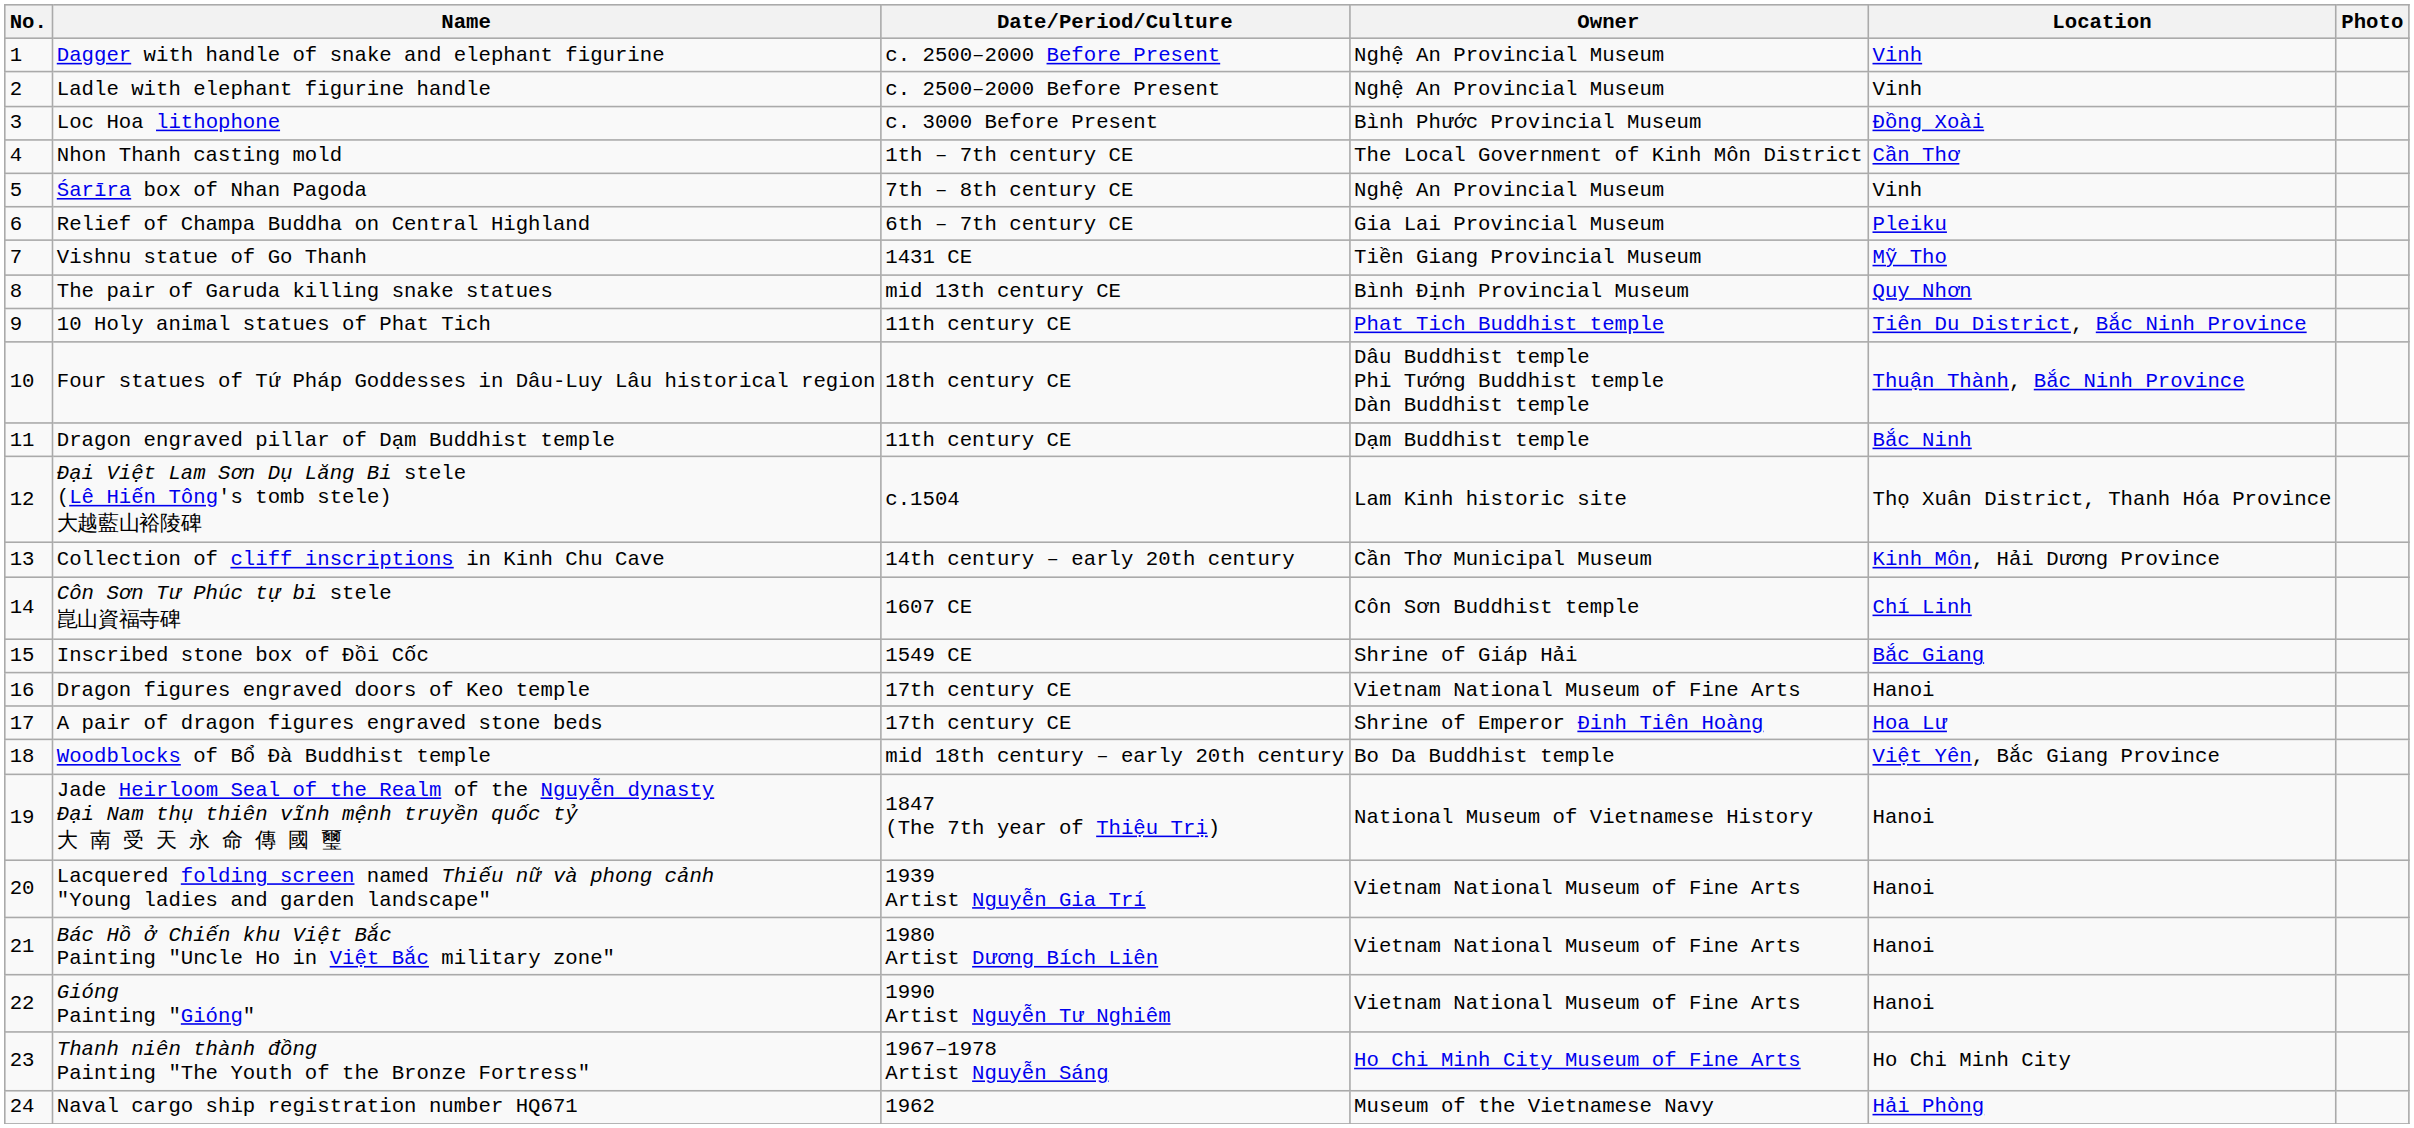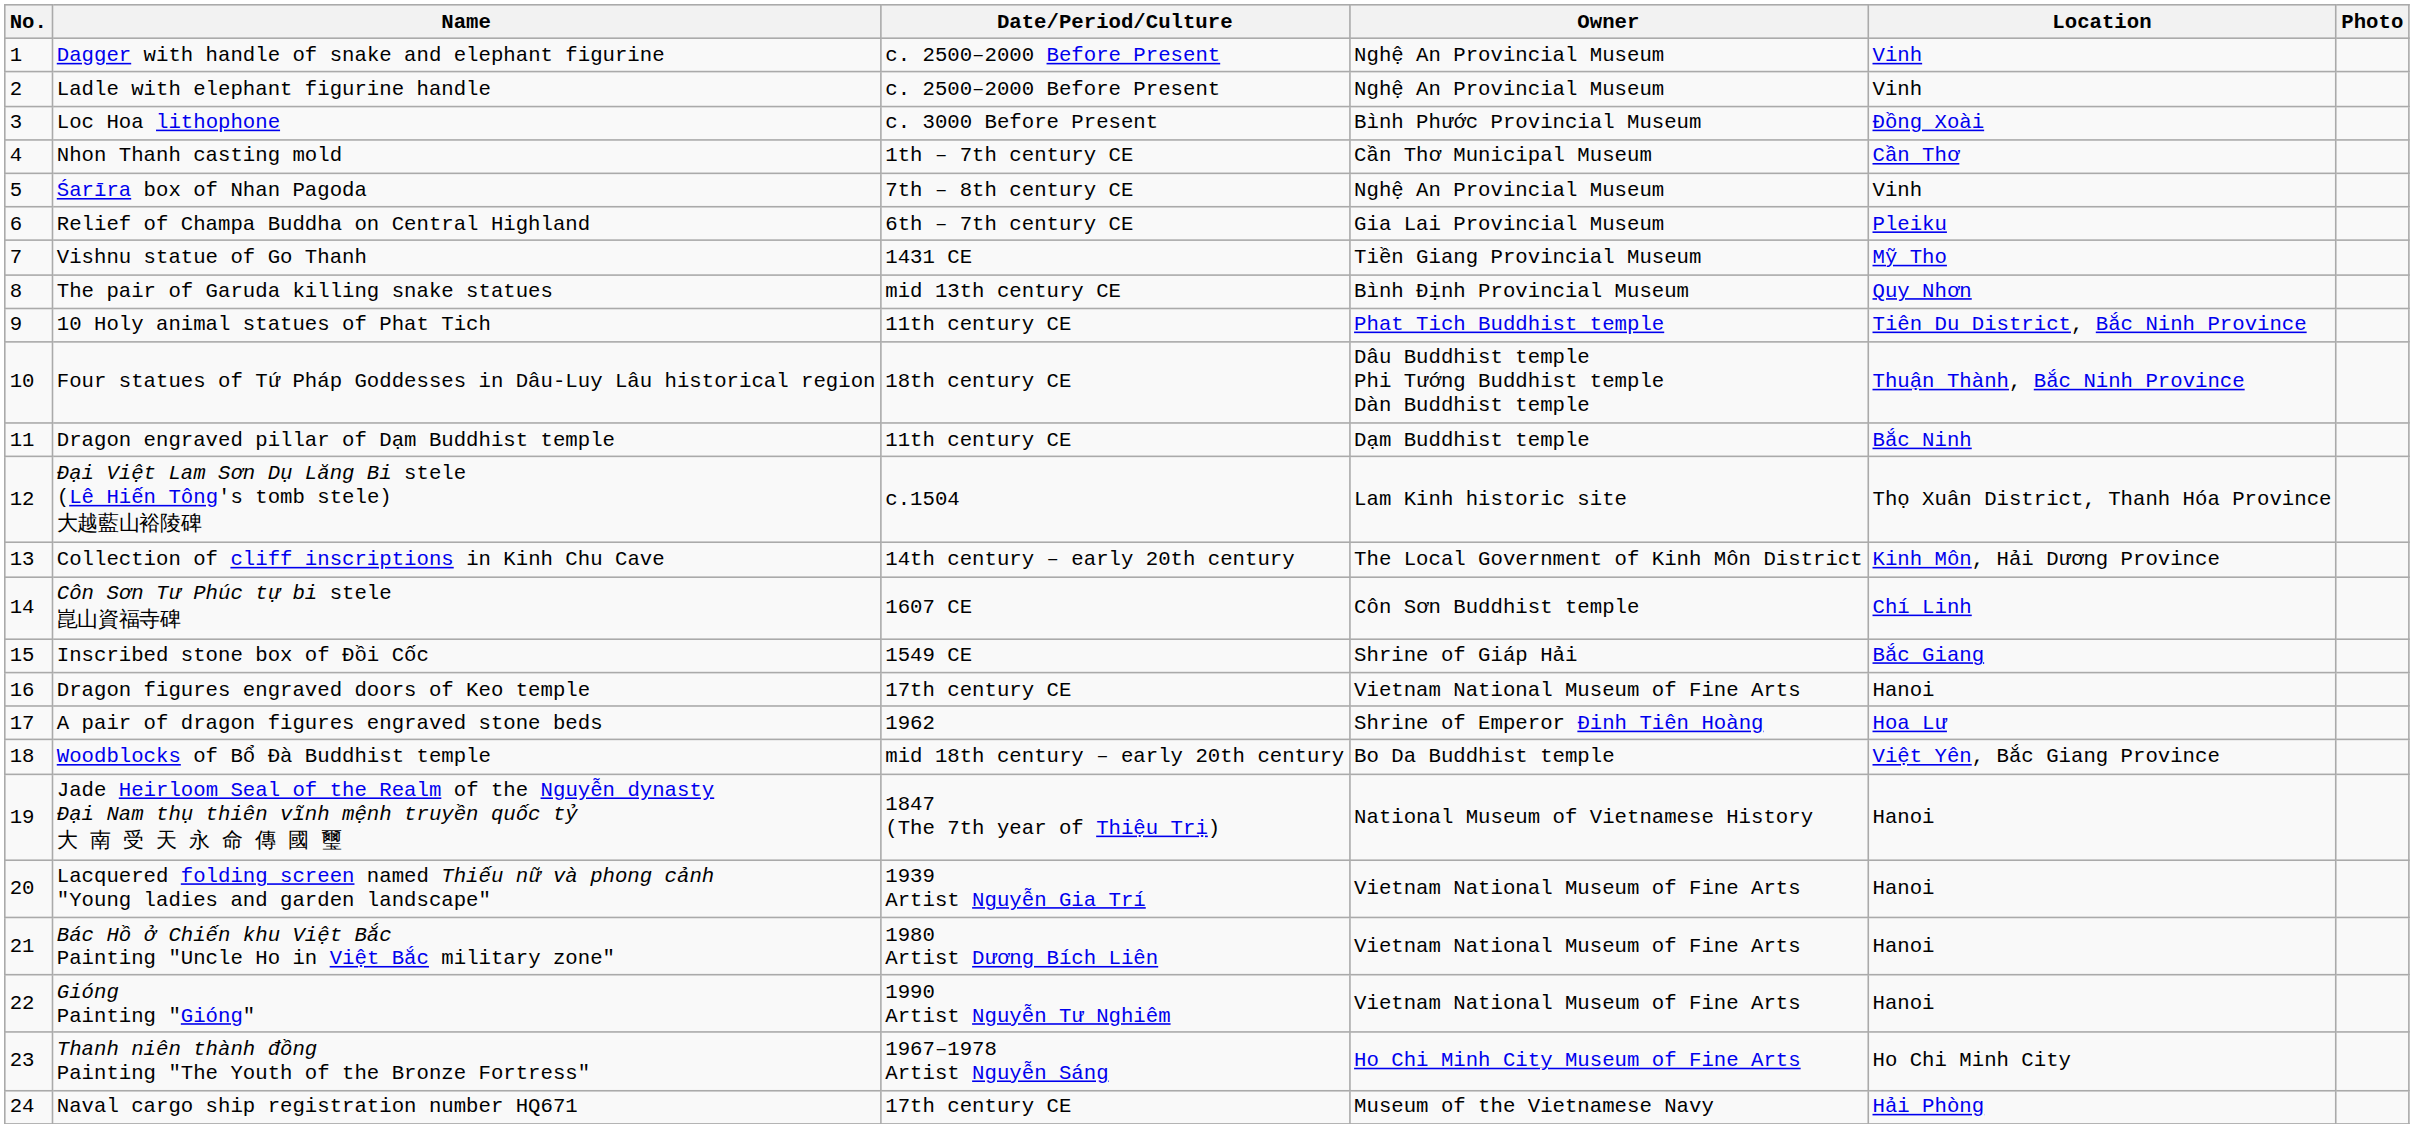(1608, 156) The Local Government of Kinh Môn District -> (1503, 156) Cần Thơ Municipal Museum
(1503, 560) Cần Thơ Municipal Museum -> (1608, 560) The Local Government of Kinh Môn District
(978, 723) 17th century CE -> (910, 723) 1962
(910, 1107) 1962 -> (978, 1107) 17th century CE
